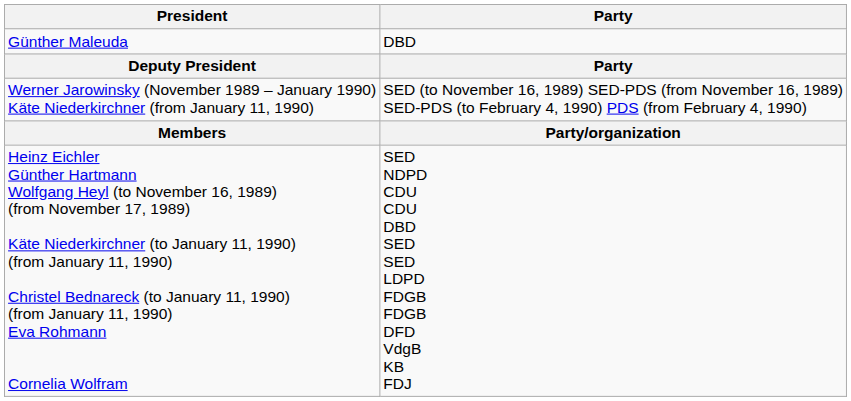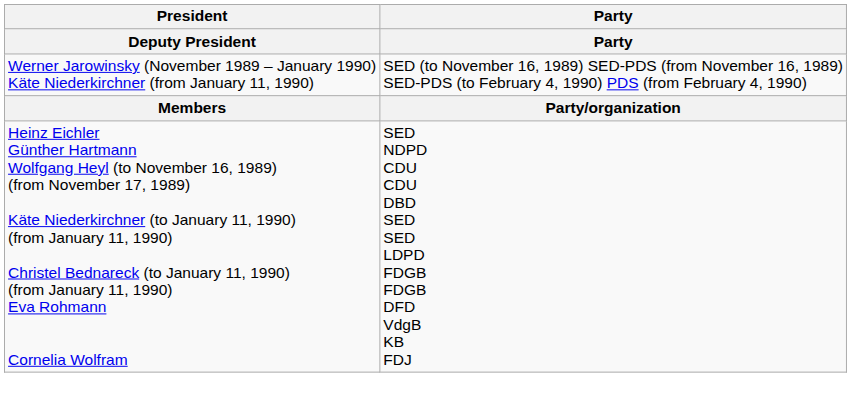- row: (68, 41)
